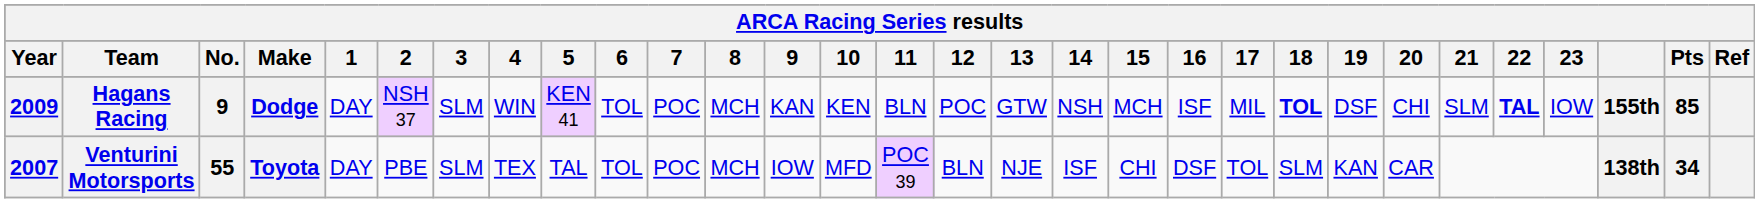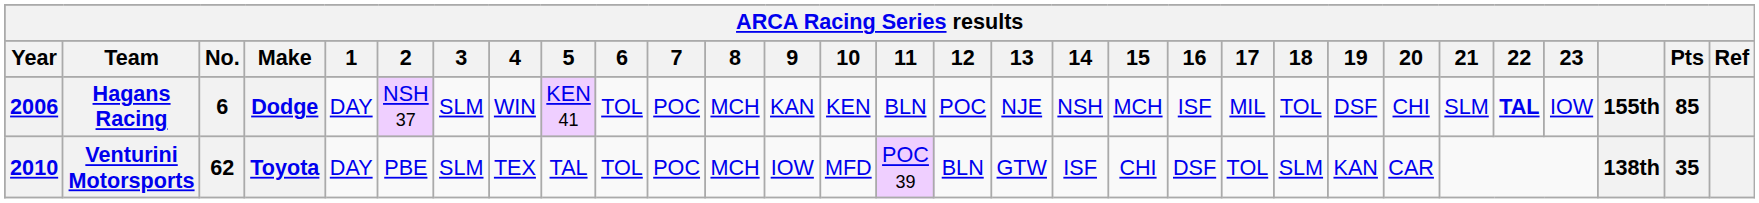(34, 107) 2009 -> (34, 107) 2006
(222, 107) 9 -> (222, 107) 6
(1022, 107) GTW -> (1022, 107) NJE
(1301, 107) bold -> (1301, 107) normal
(34, 167) 2007 -> (34, 167) 2010
(222, 167) 55 -> (222, 167) 62
(1022, 167) NJE -> (1022, 167) GTW
(1687, 167) 34 -> (1687, 167) 35
